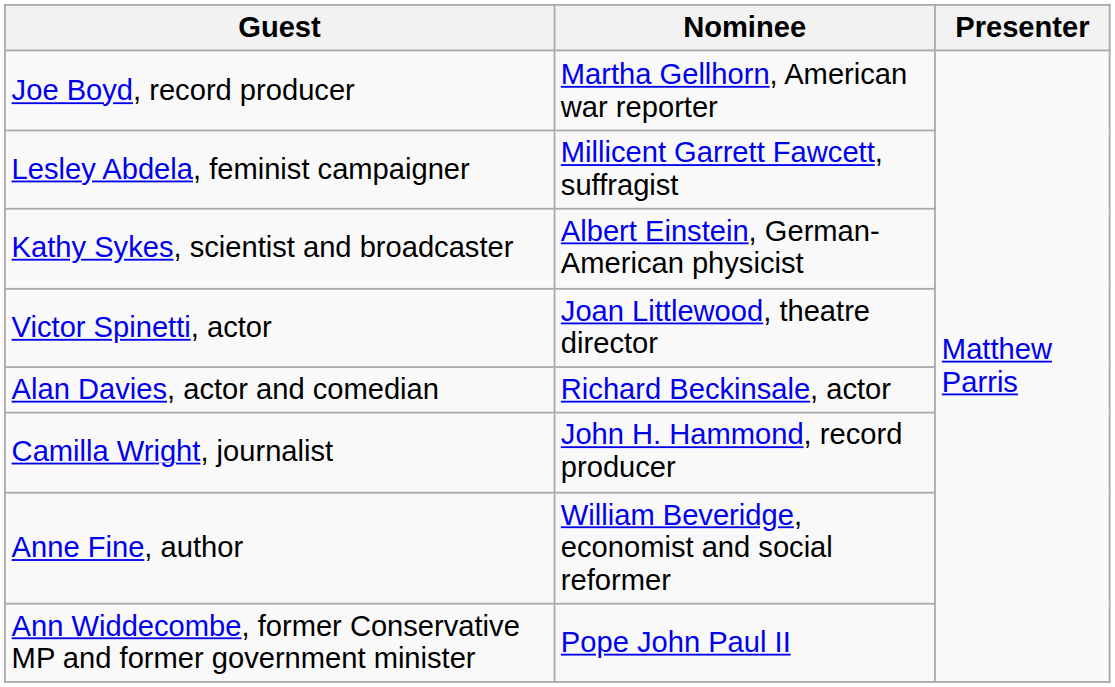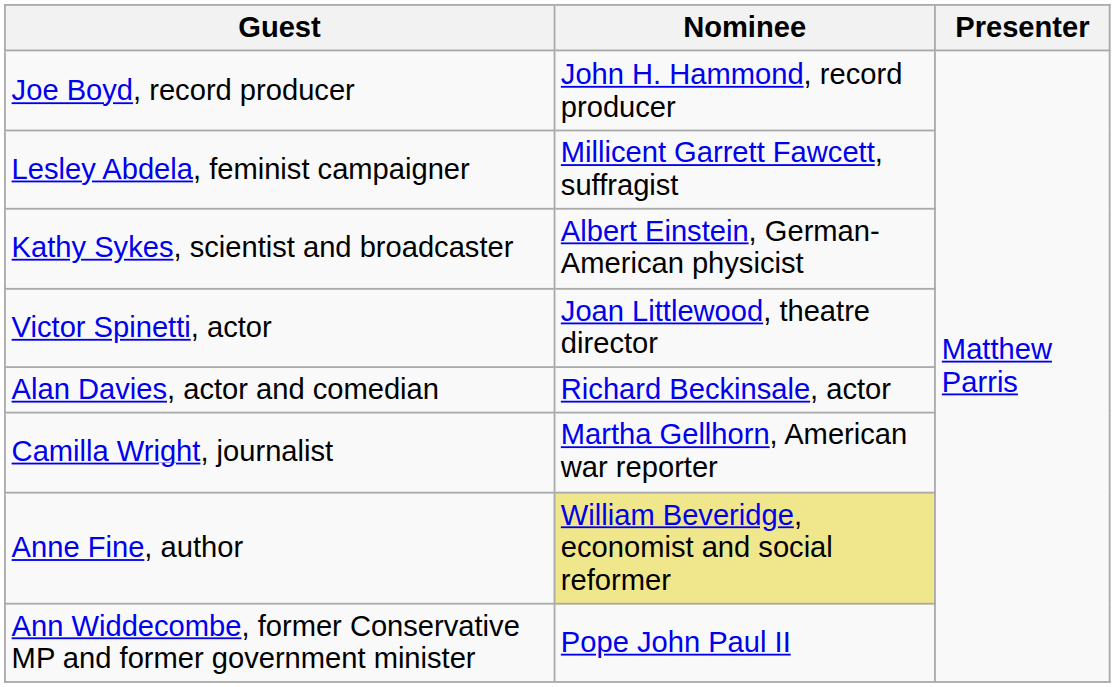(734, 90) Martha Gellhorn, American war reporter -> (732, 90) John H. Hammond, record producer
(732, 452) John H. Hammond, record producer -> (734, 452) Martha Gellhorn, American war reporter
(697, 547) no background -> (697, 547) khaki background
